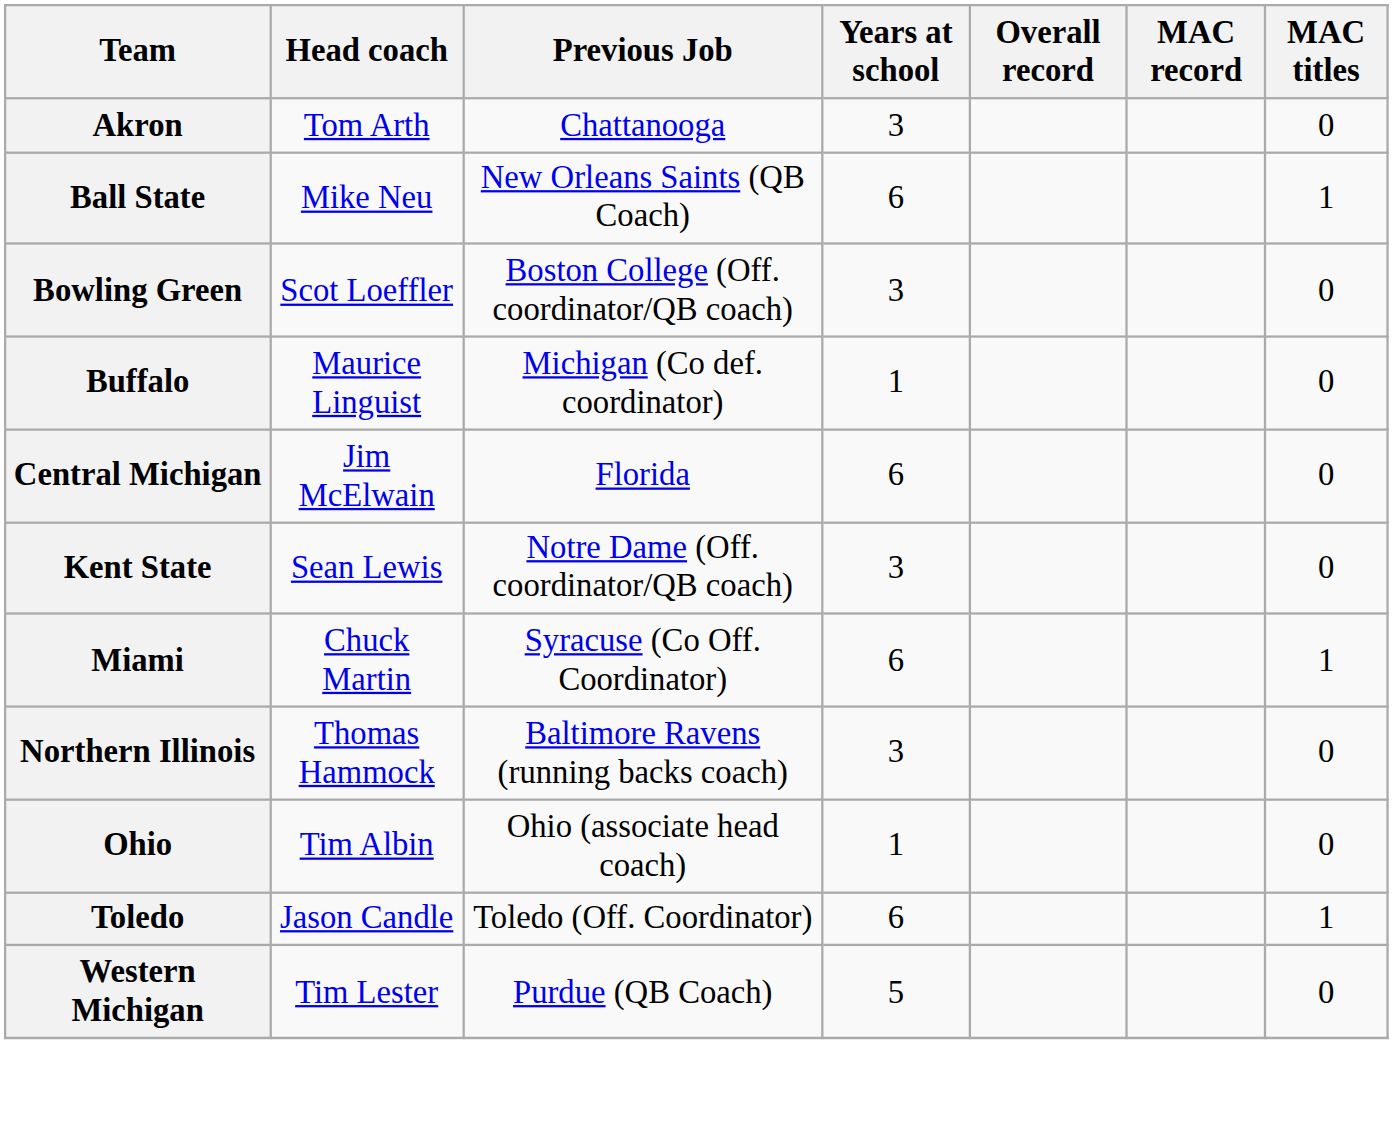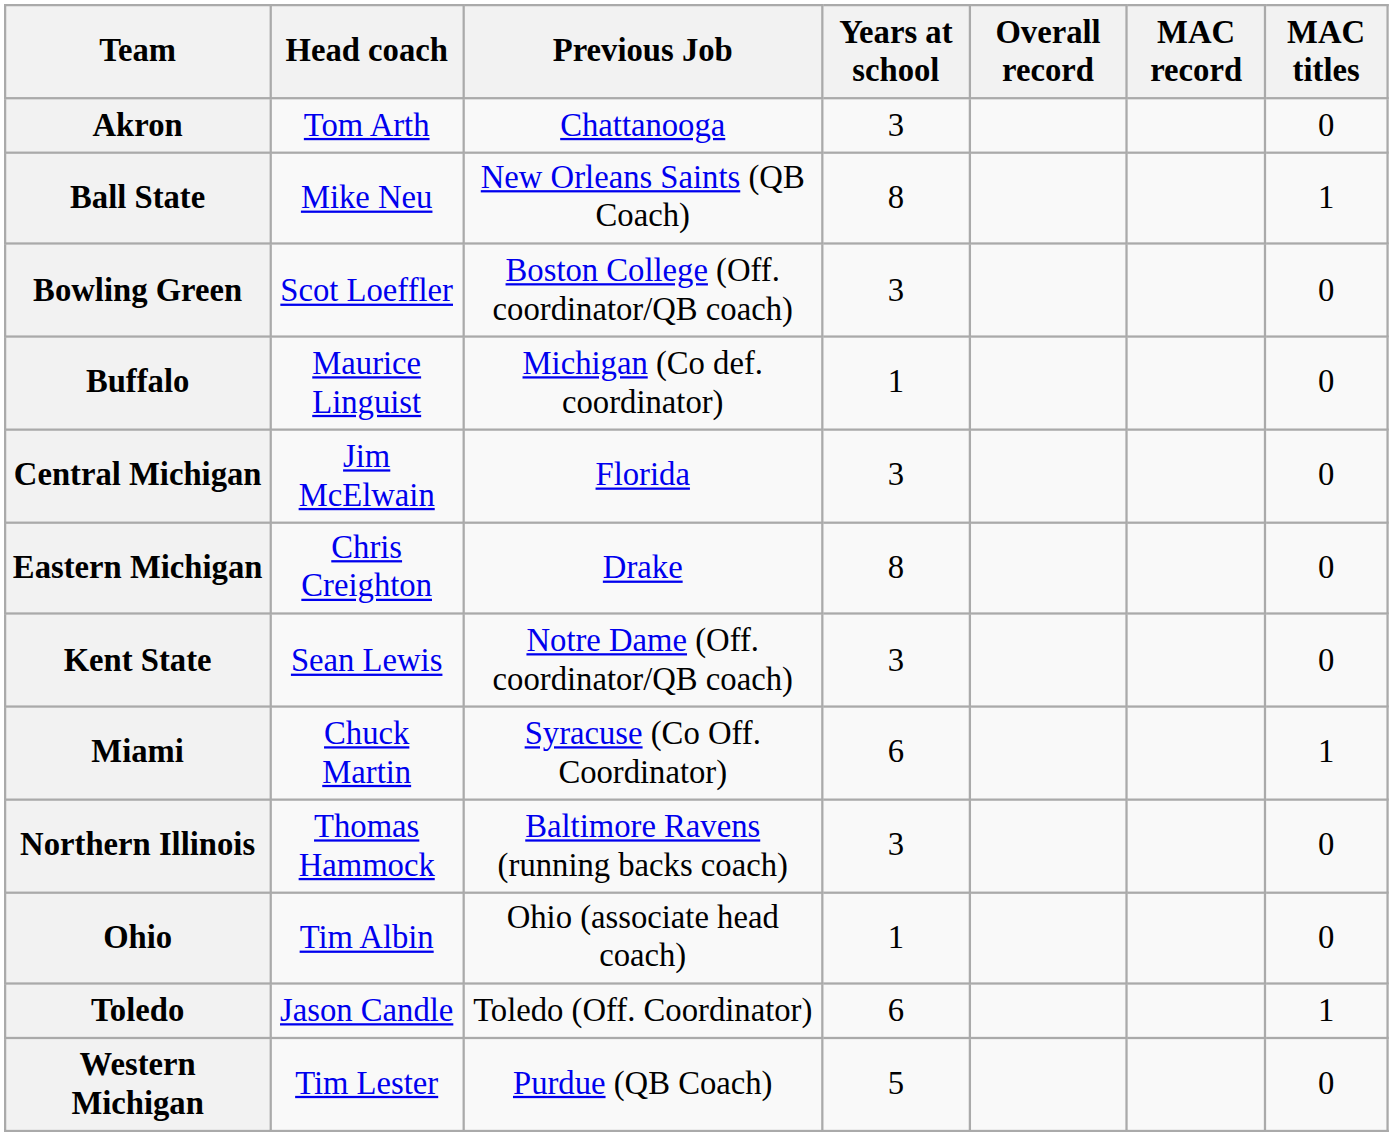(896, 197) 6 -> (896, 197) 8
(896, 475) 6 -> (896, 475) 3
+ row: (138, 567)
